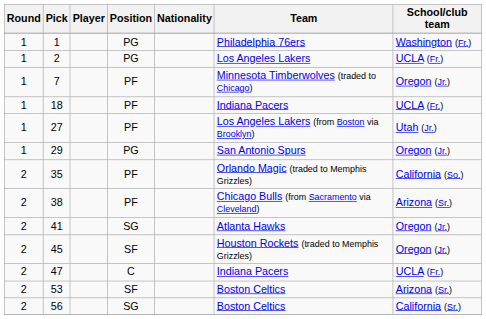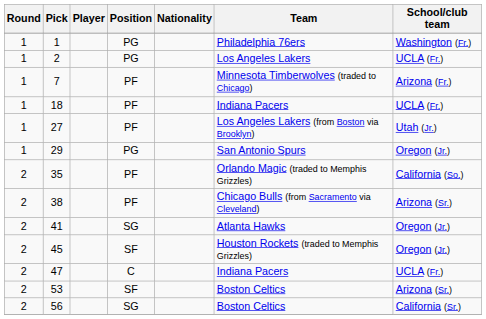(423, 82) Oregon (Jr.) -> (424, 82) Arizona (Fr.)
